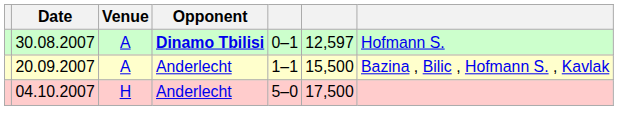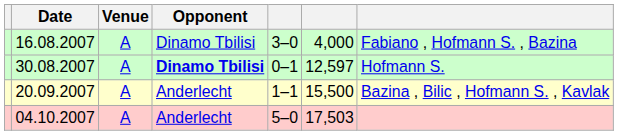+ row: (55, 42)
(125, 92) H -> (125, 117) A
(330, 92) 17,500 -> (330, 117) 17,503
